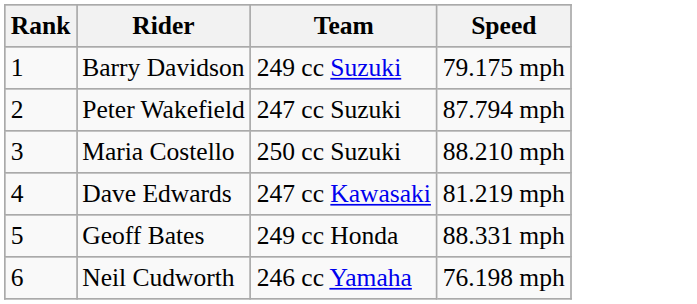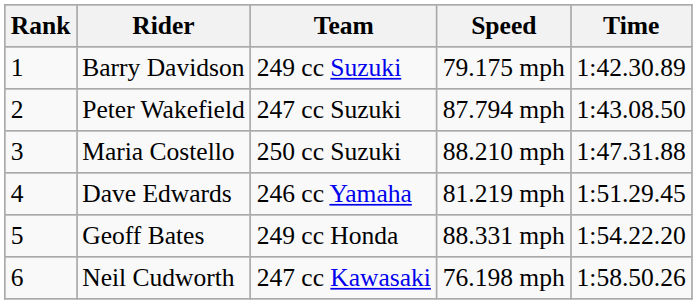+ column: (631, 25)
(344, 194) 247 cc Kawasaki -> (334, 194) 246 cc Yamaha
(334, 278) 246 cc Yamaha -> (344, 278) 247 cc Kawasaki
